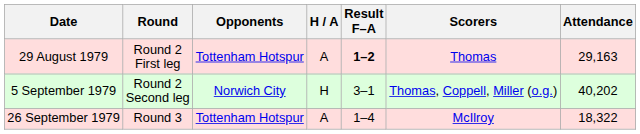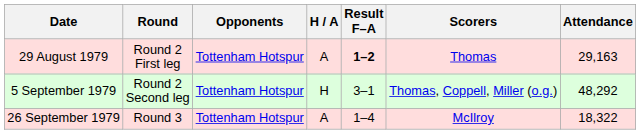(250, 91) Norwich City -> (250, 91) Tottenham Hotspur
(598, 91) 40,202 -> (598, 91) 48,292
